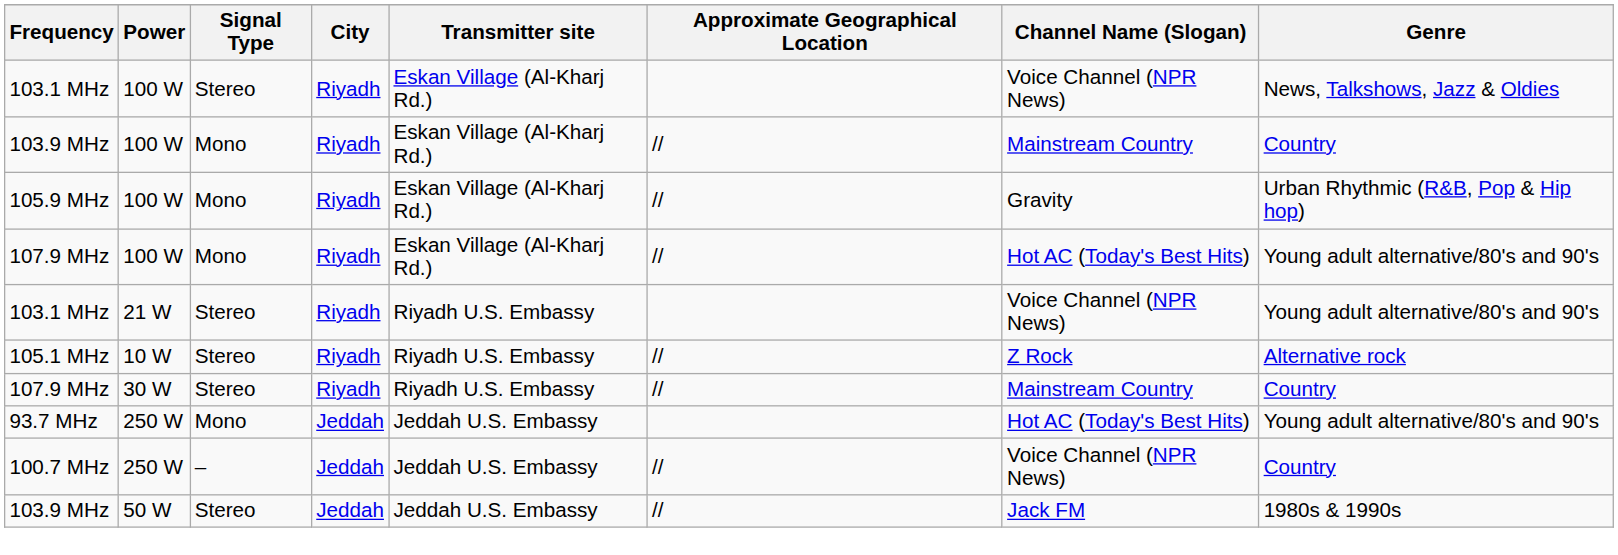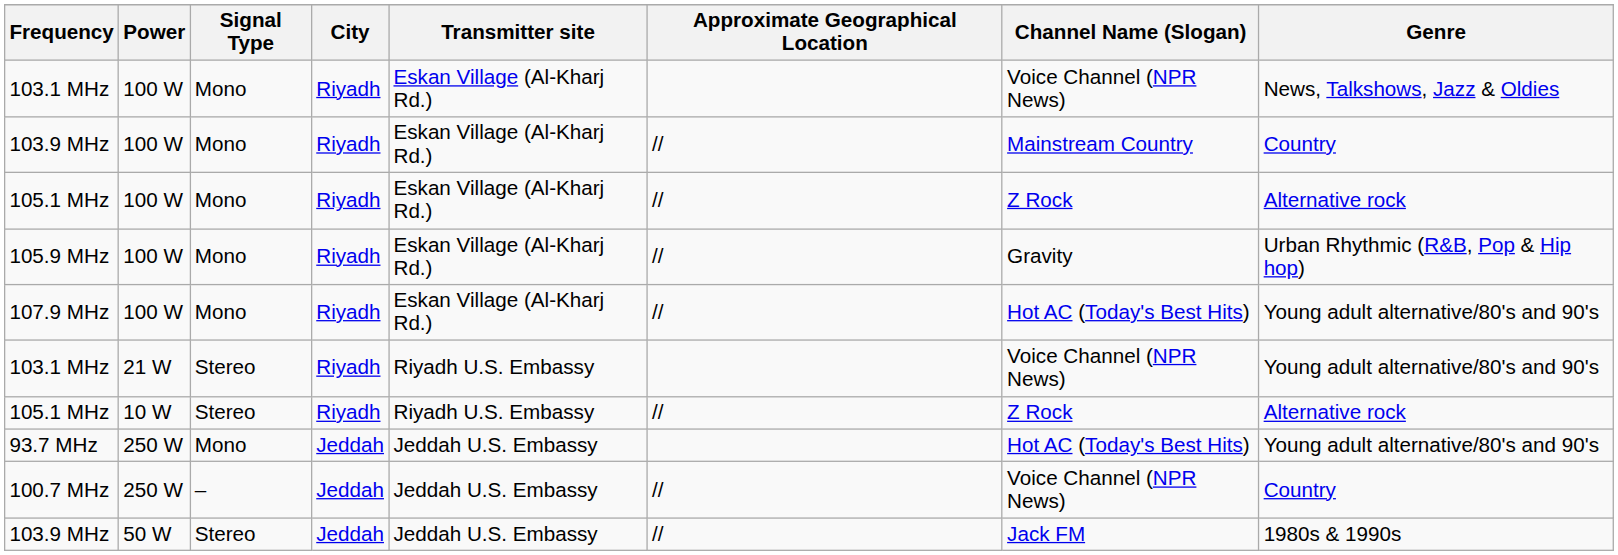(225, 88) Stereo -> (221, 88) Mono
+ row: (59, 200)
- row: (59, 389)
